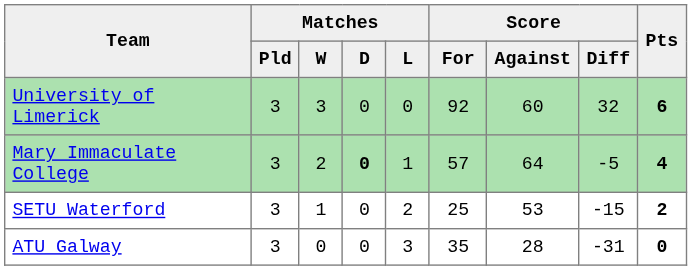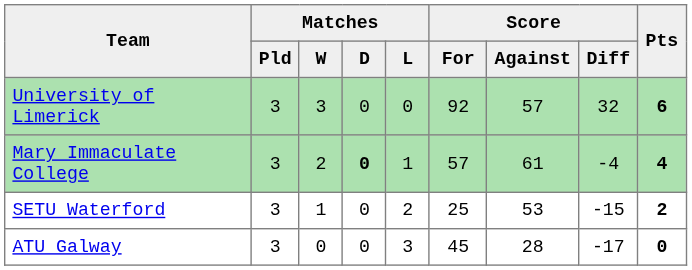(533, 106) 60 -> (533, 106) 57
(533, 164) 64 -> (533, 164) 61
(608, 164) -5 -> (608, 164) -4
(458, 247) 35 -> (458, 247) 45
(608, 247) -31 -> (608, 247) -17
